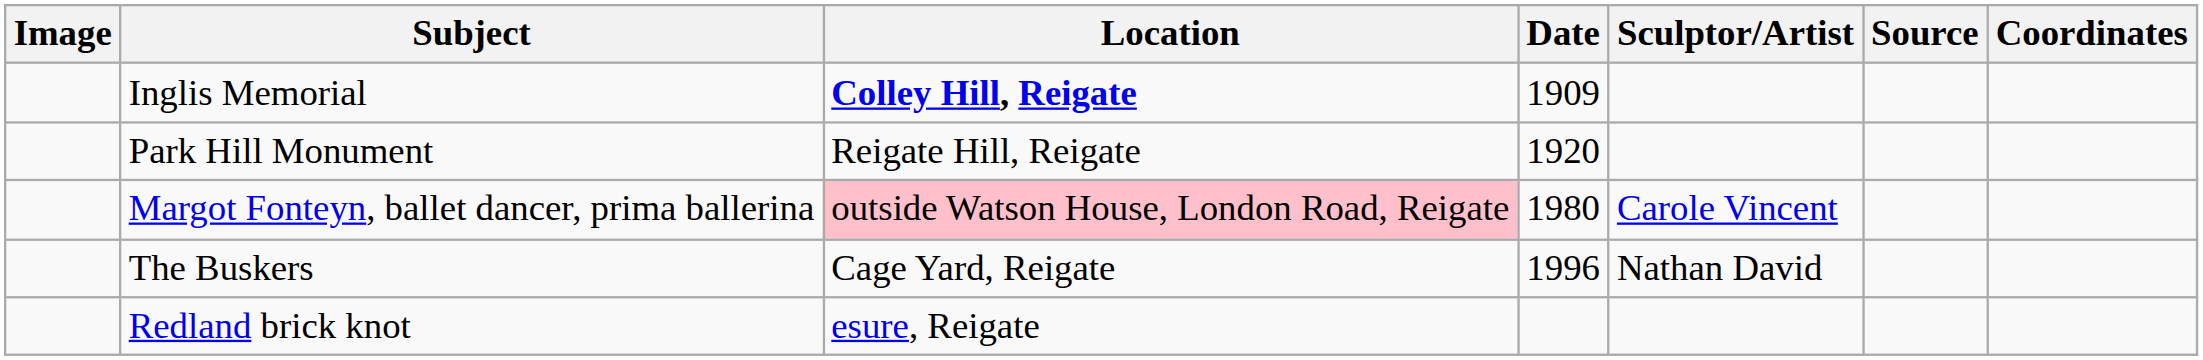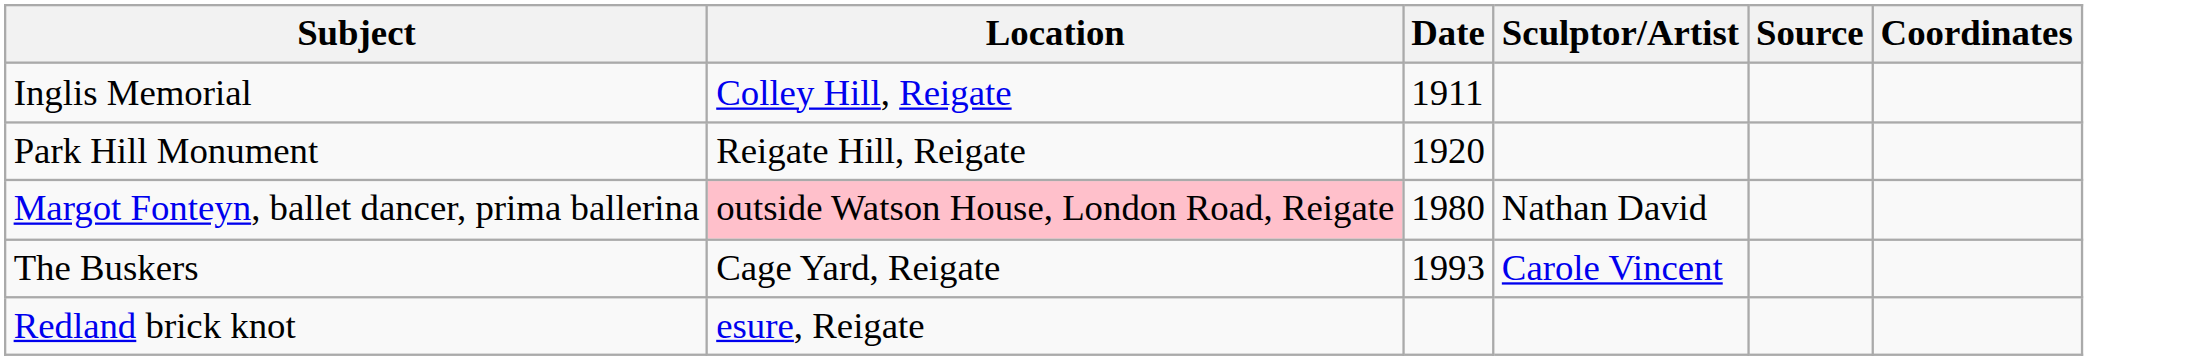- column: (63, 33)
(984, 92) bold -> (864, 92) normal
(1563, 92) 1909 -> (1447, 92) 1911
(1727, 208) Carole Vincent -> (1605, 208) Nathan David
(1563, 267) 1996 -> (1448, 267) 1993
(1720, 267) Nathan David -> (1612, 267) Carole Vincent
